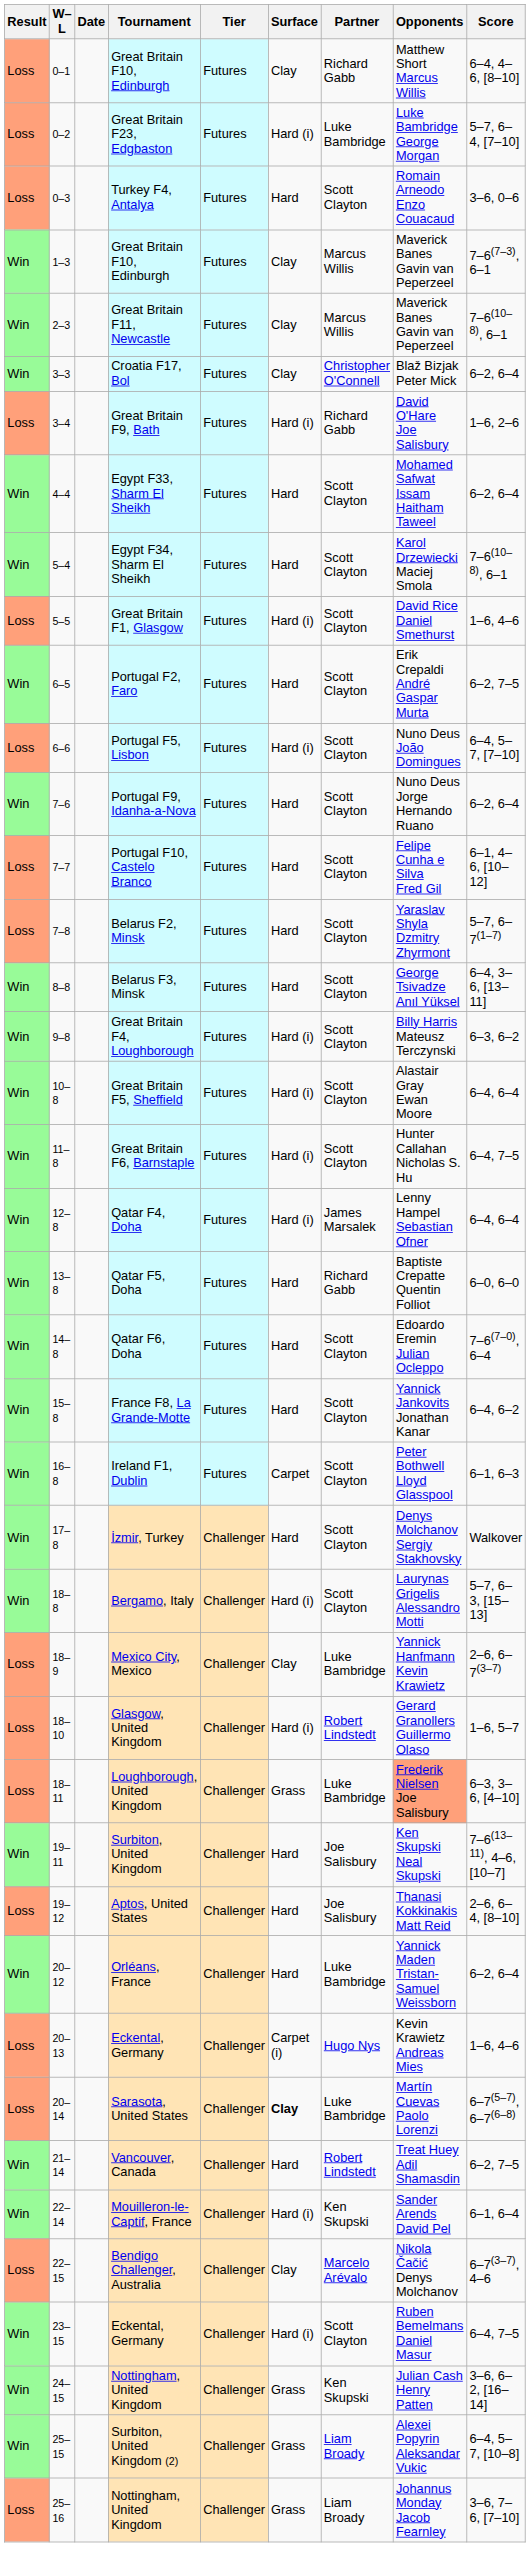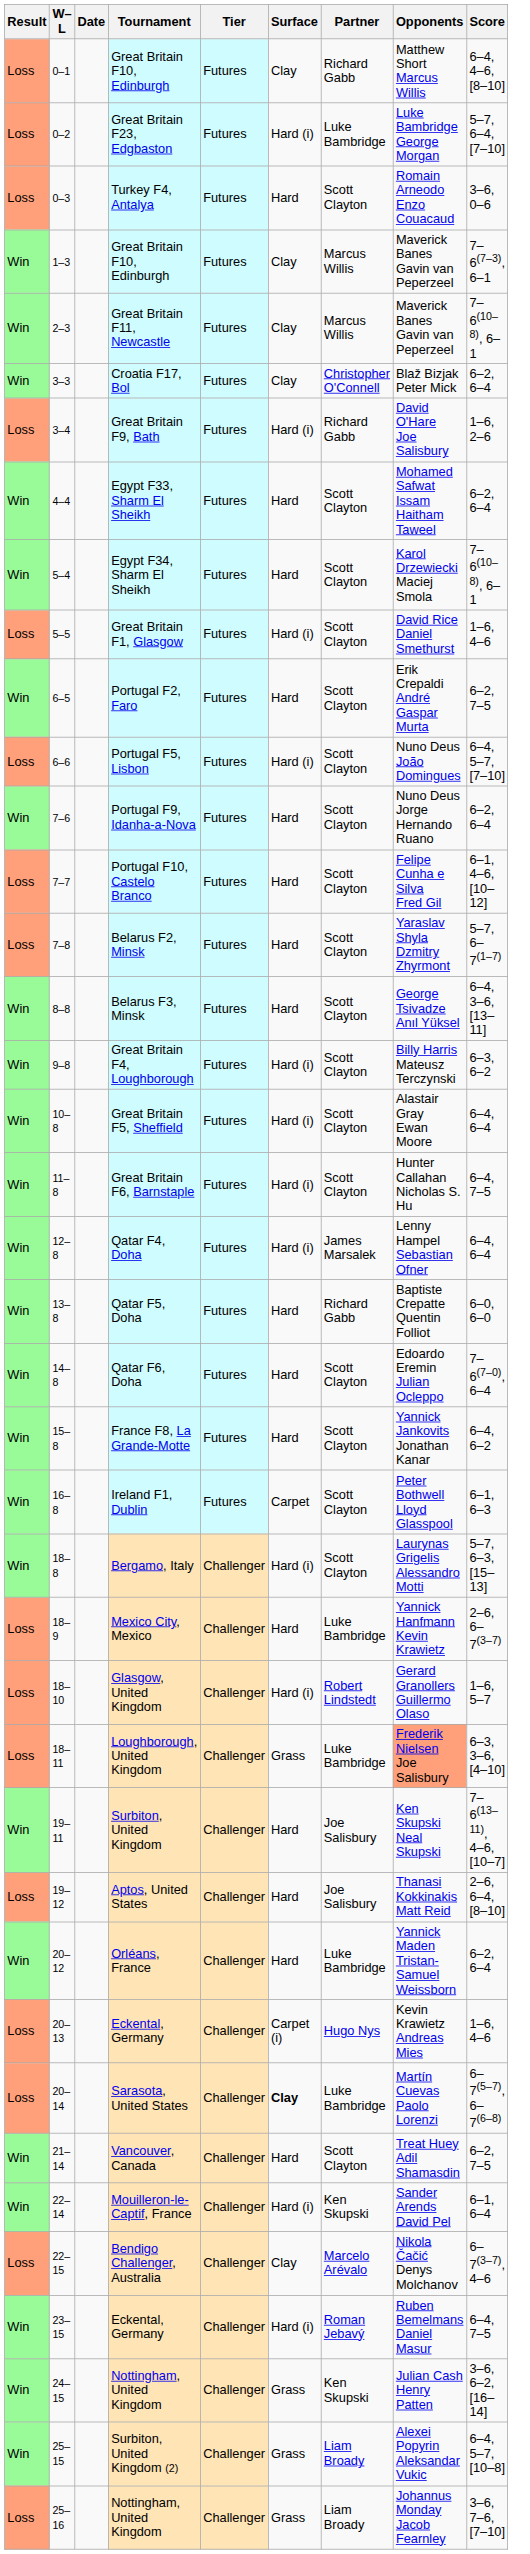- row: (61, 1538)
(284, 1664) Clay -> (285, 1629) Hard
(350, 2165) Robert Lindstedt -> (346, 2158) Scott Clayton
(346, 2334) Scott Clayton -> (344, 2327) Roman Jebavý
